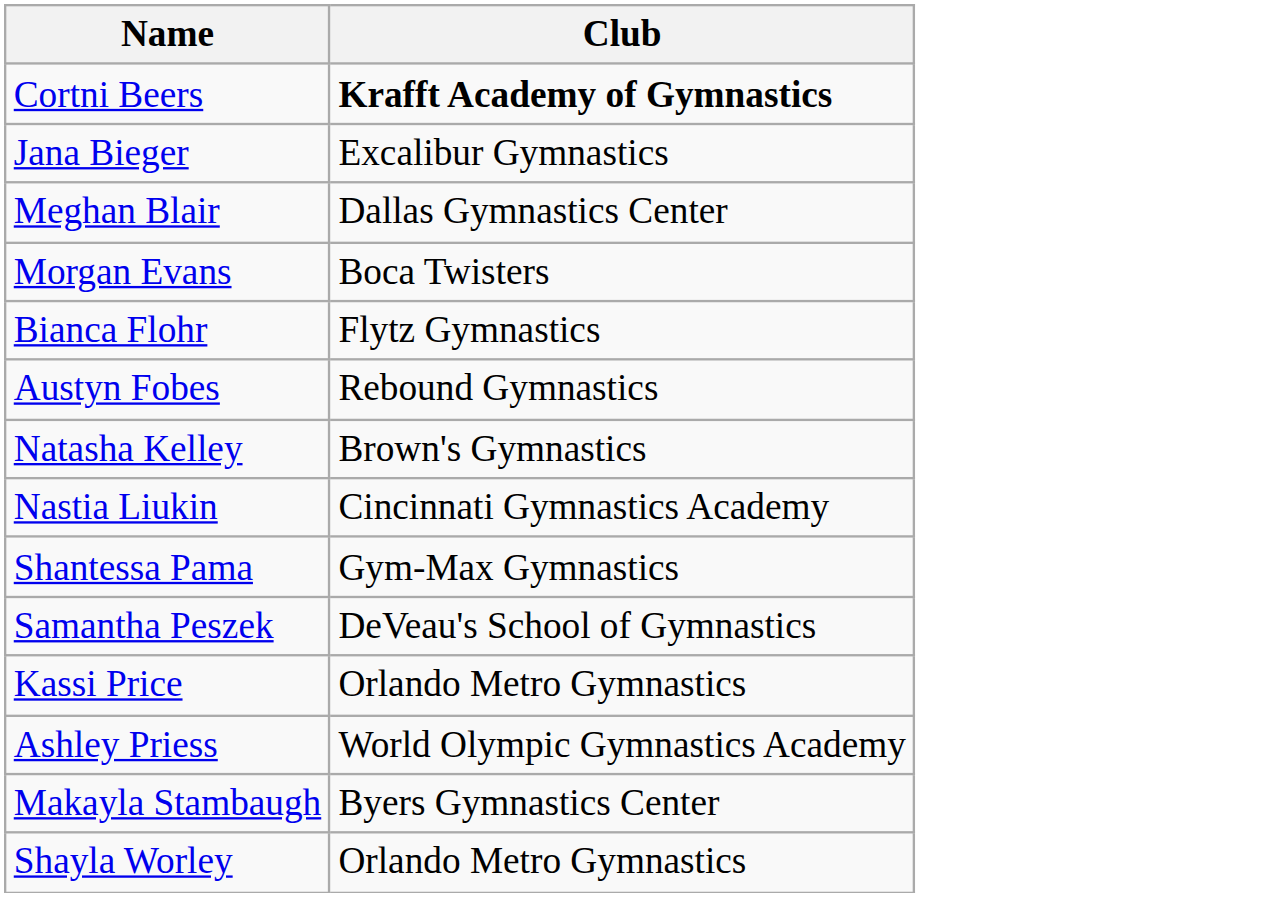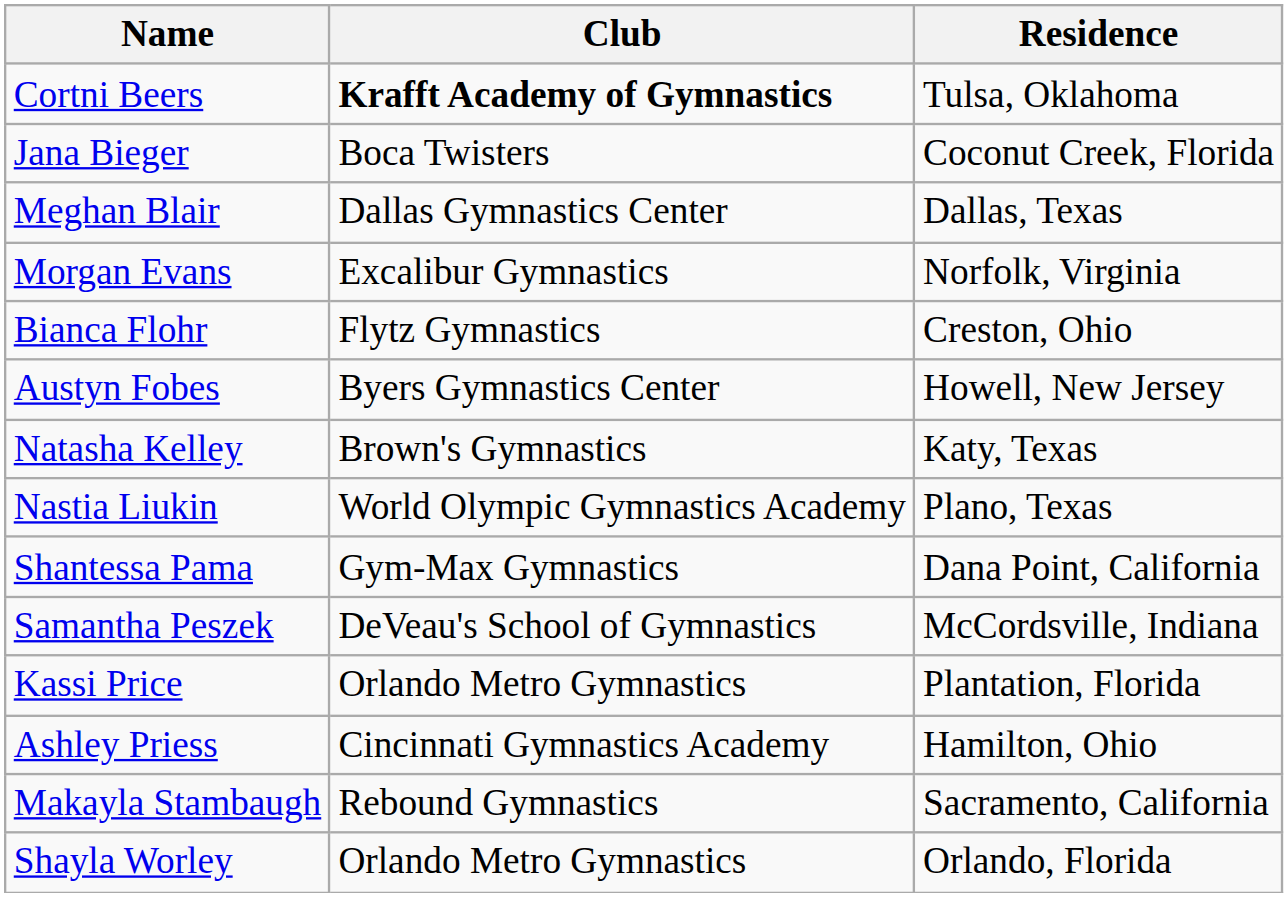+ column: (1099, 34)
(504, 152) Excalibur Gymnastics -> (444, 152) Boca Twisters
(444, 270) Boca Twisters -> (504, 270) Excalibur Gymnastics
(498, 388) Rebound Gymnastics -> (529, 388) Byers Gymnastics Center
(584, 507) Cincinnati Gymnastics Academy -> (622, 507) World Olympic Gymnastics Academy
(622, 743) World Olympic Gymnastics Academy -> (584, 743) Cincinnati Gymnastics Academy
(529, 802) Byers Gymnastics Center -> (498, 802) Rebound Gymnastics
